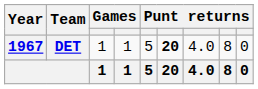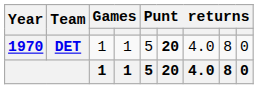(26, 47) 1967 -> (26, 47) 1970
